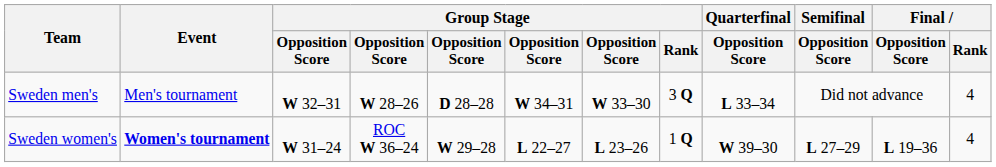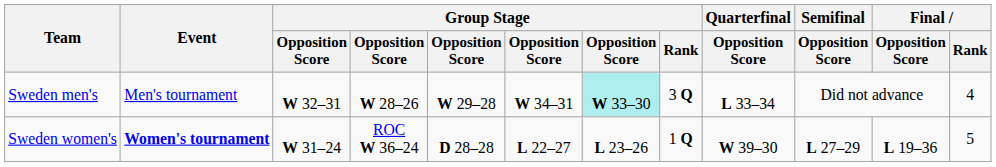(466, 104) D 28–28 -> (466, 104) W 29–28
(621, 104) no background -> (621, 104) paleturquoise background
(466, 148) W 29–28 -> (466, 148) D 28–28
(970, 139) 4 -> (970, 139) 5
